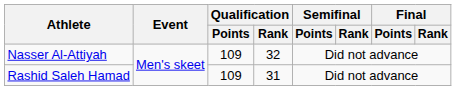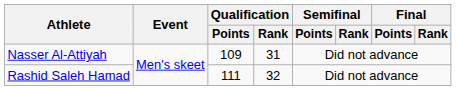(273, 55) 32 -> (273, 55) 31
(231, 75) 109 -> (231, 75) 111
(273, 75) 31 -> (273, 75) 32
